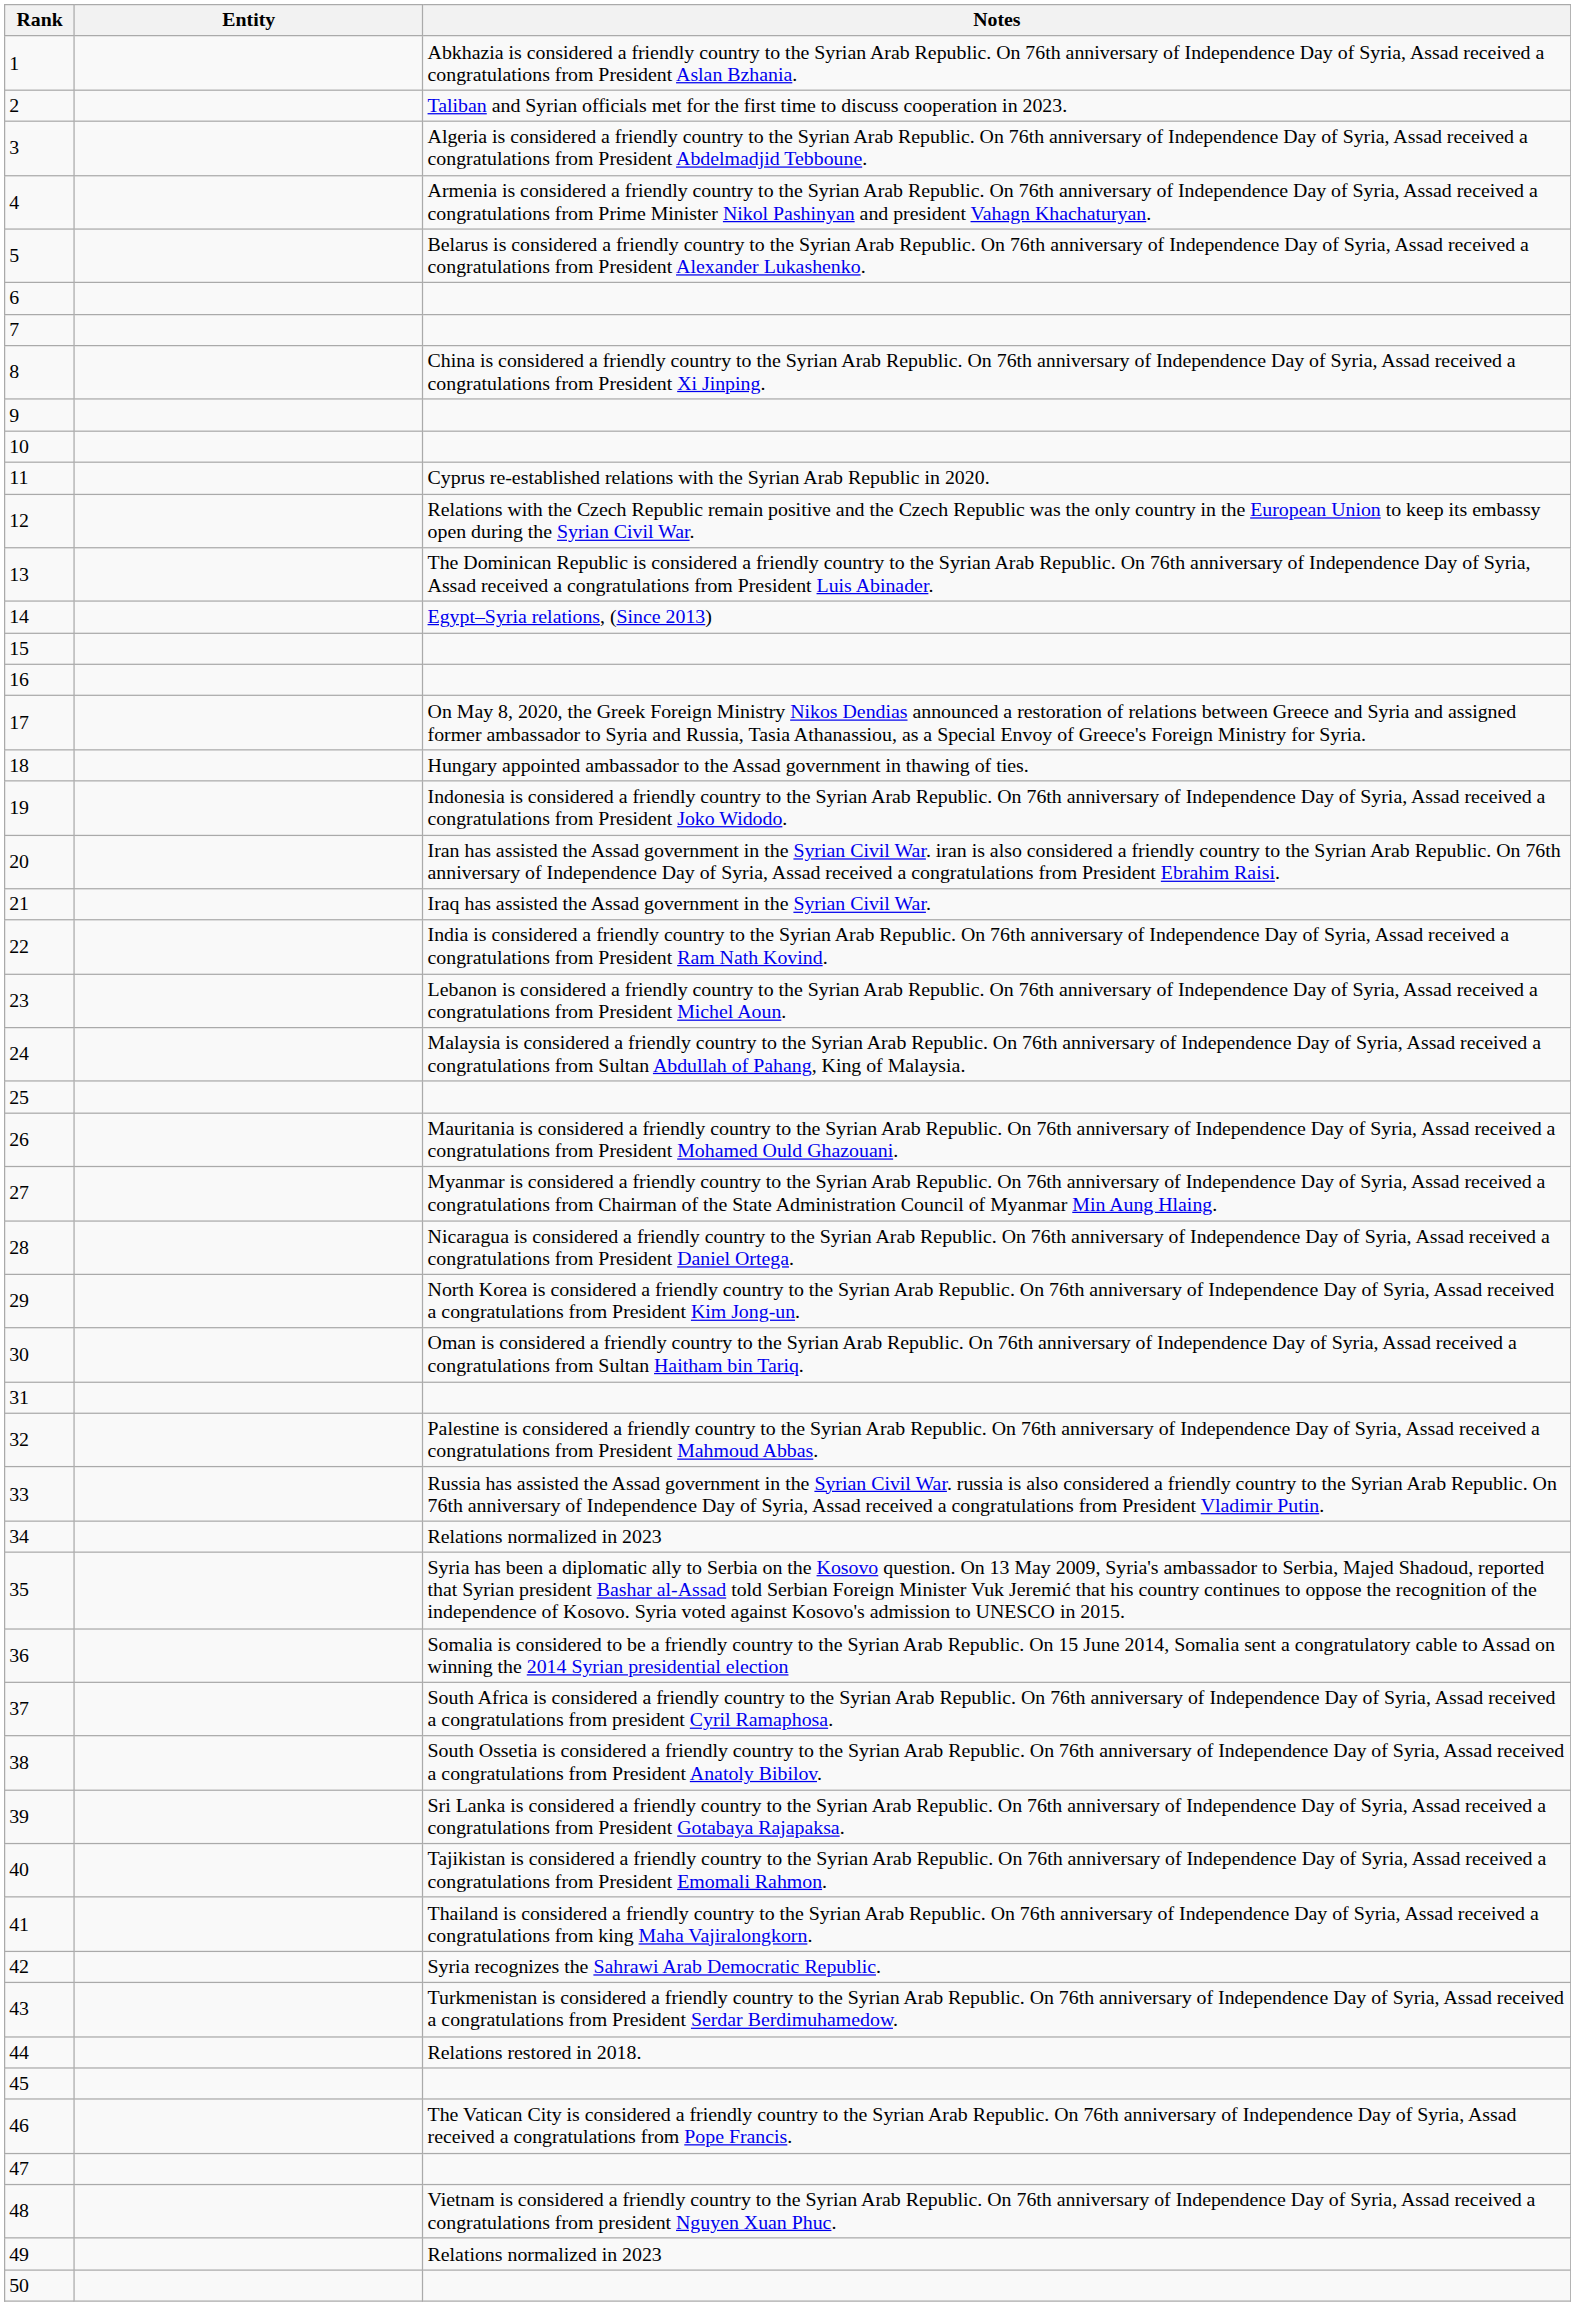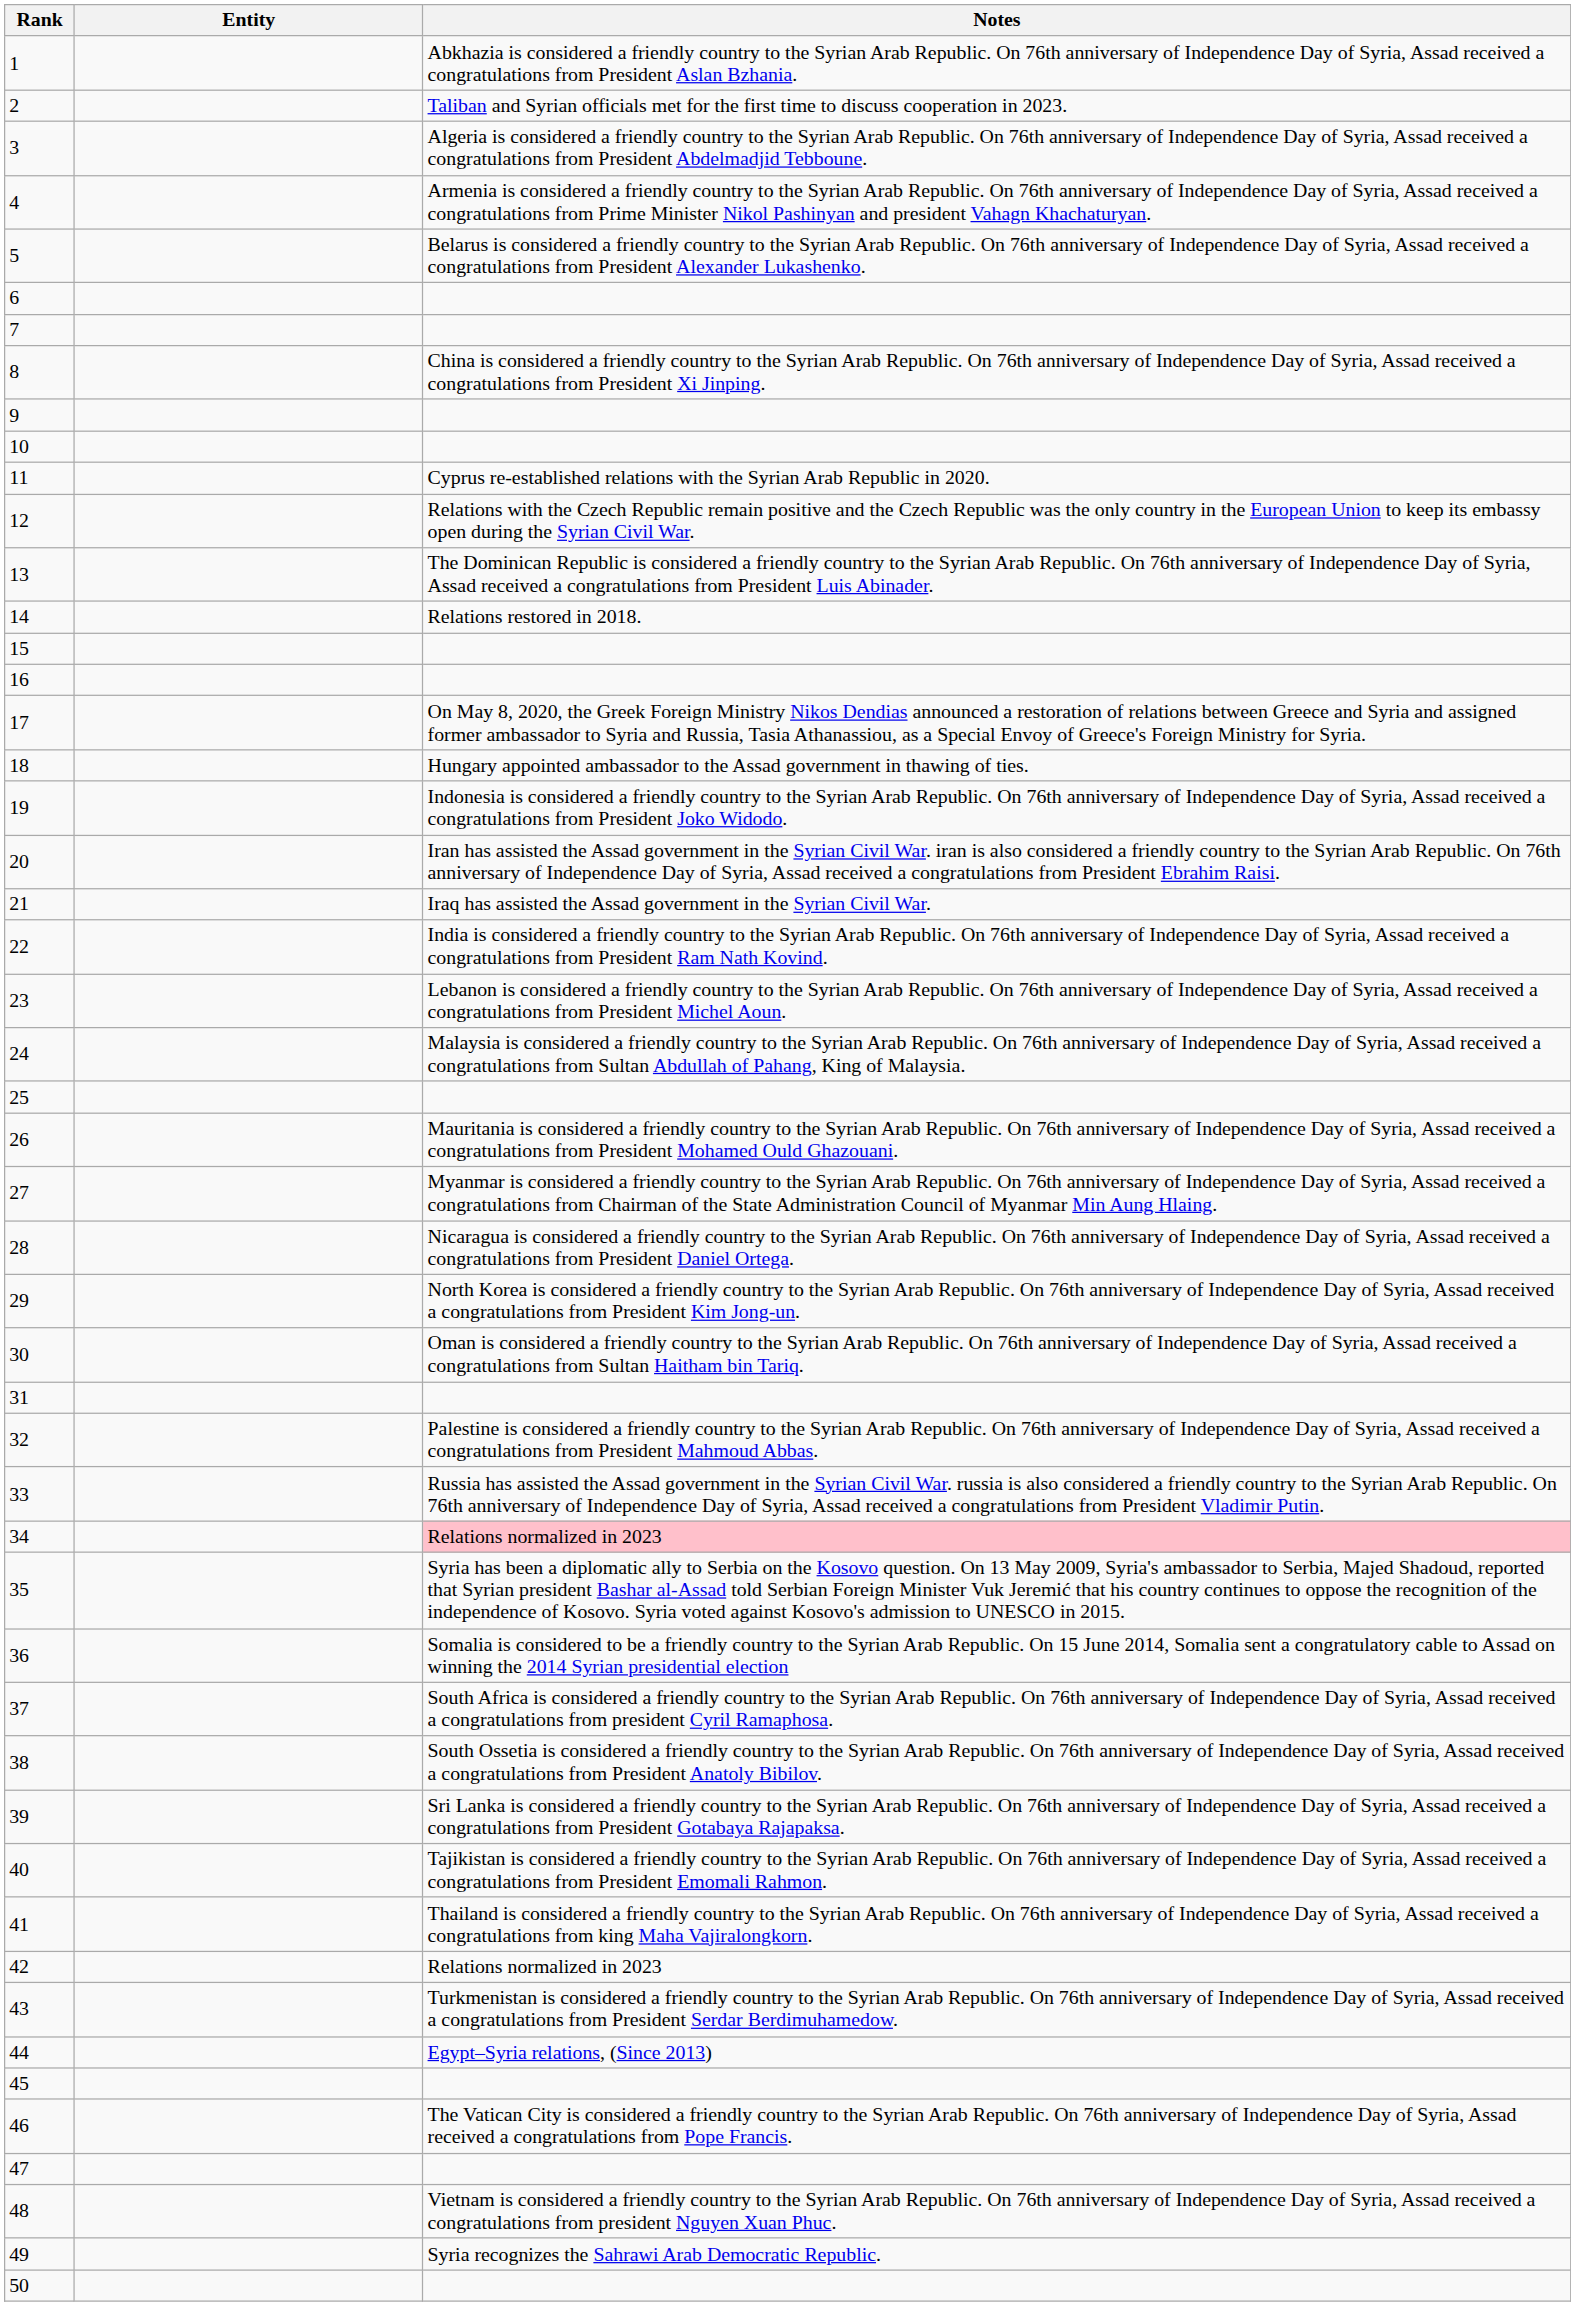(570, 616) Egypt–Syria relations, (Since 2013) -> (534, 616) Relations restored in 2018.
(545, 1536) no background -> (545, 1536) pink background
(654, 1966) Syria recognizes the Sahrawi Arab Democratic Republic. -> (545, 1966) Relations normalized in 2023
(534, 2051) Relations restored in 2018. -> (570, 2051) Egypt–Syria relations, (Since 2013)
(545, 2253) Relations normalized in 2023 -> (654, 2253) Syria recognizes the Sahrawi Arab Democratic Republic.
